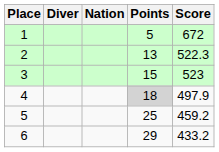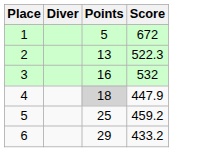- column: (105, 14)
(150, 75) 15 -> (104, 75) 16
(193, 75) 523 -> (147, 75) 532
(193, 95) 497.9 -> (147, 95) 447.9
